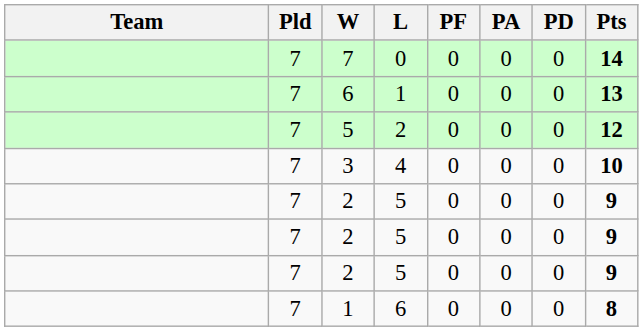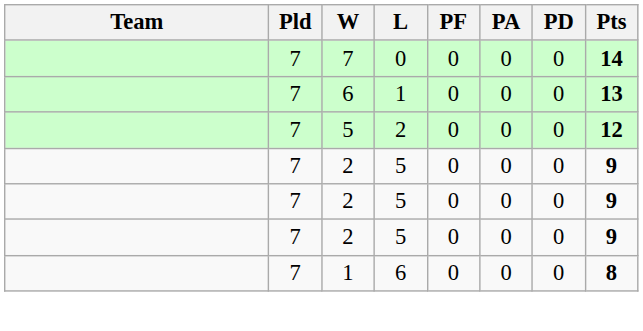- row: (348, 165)
